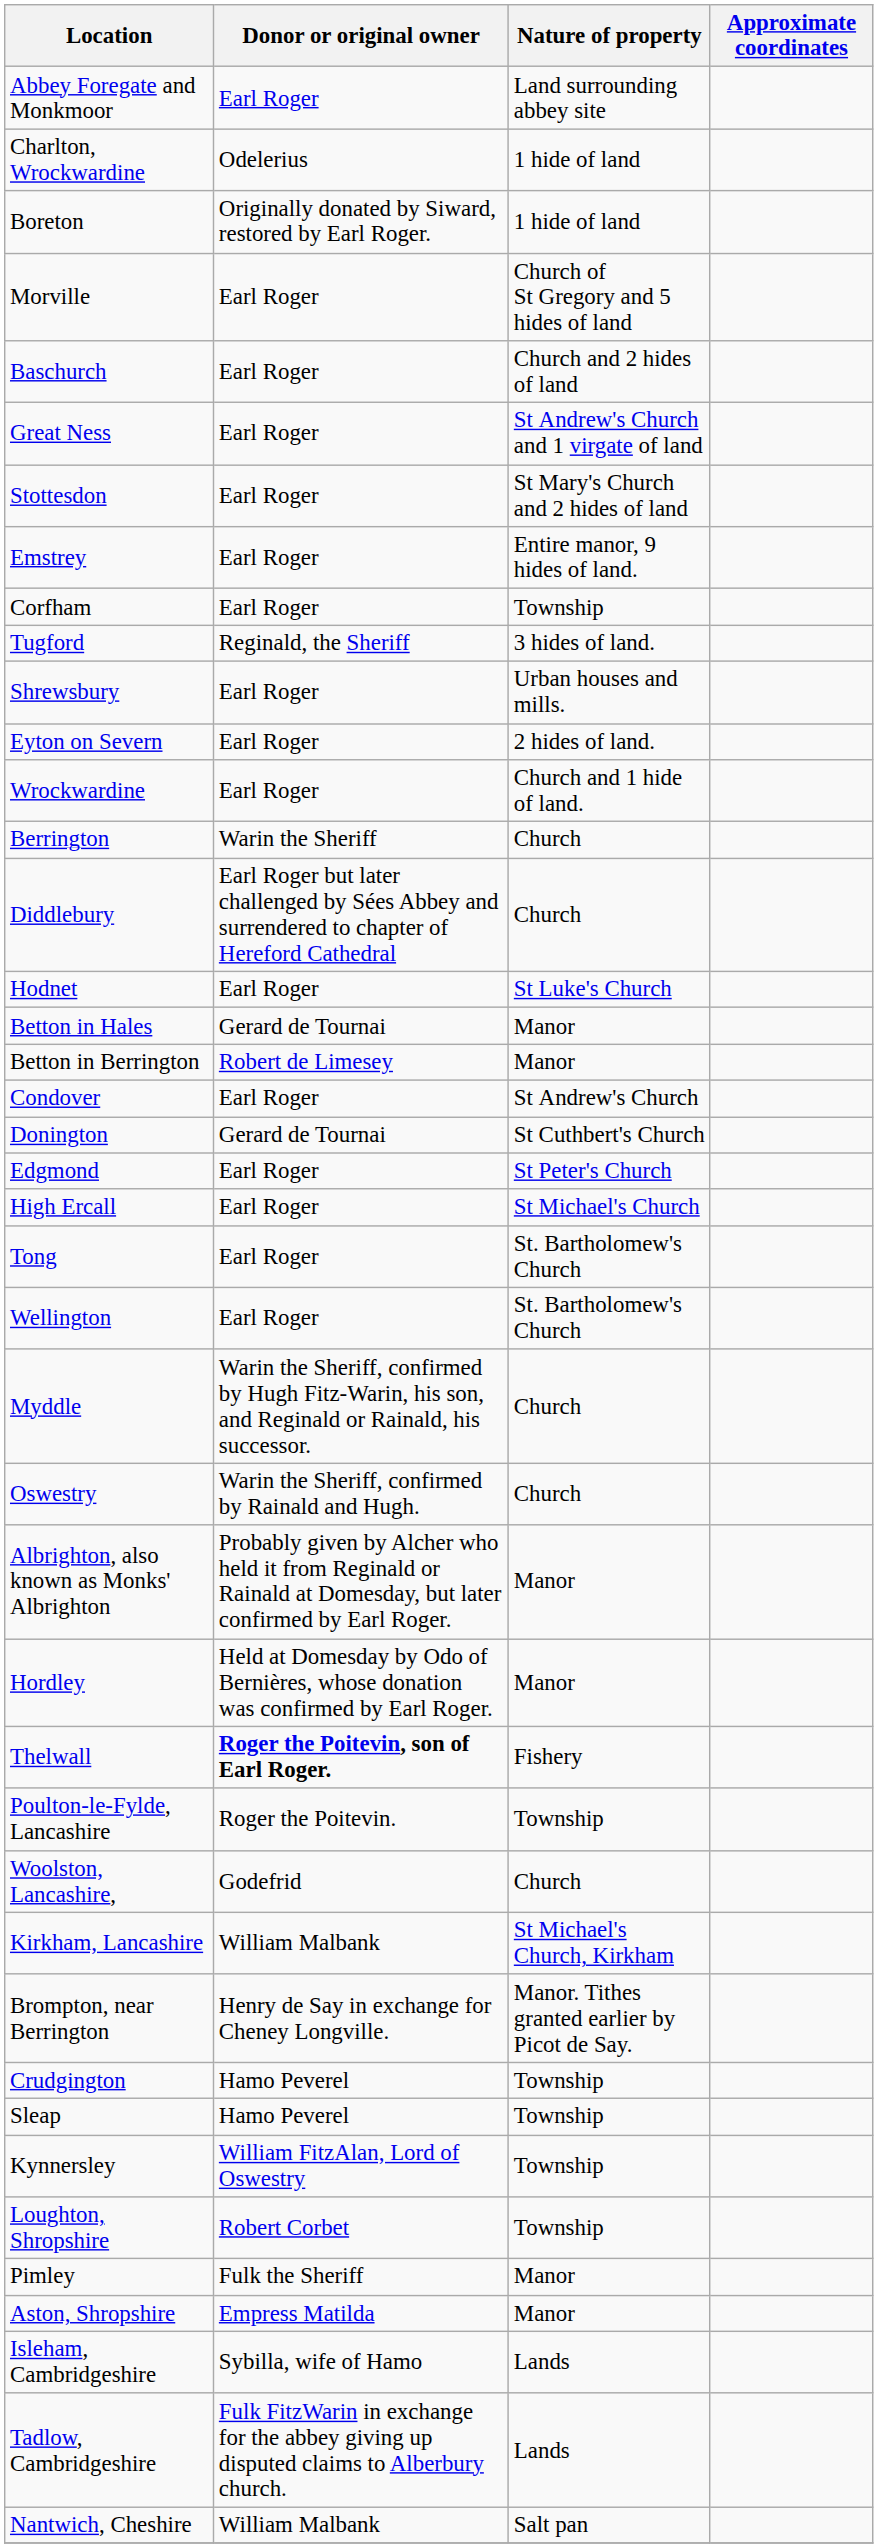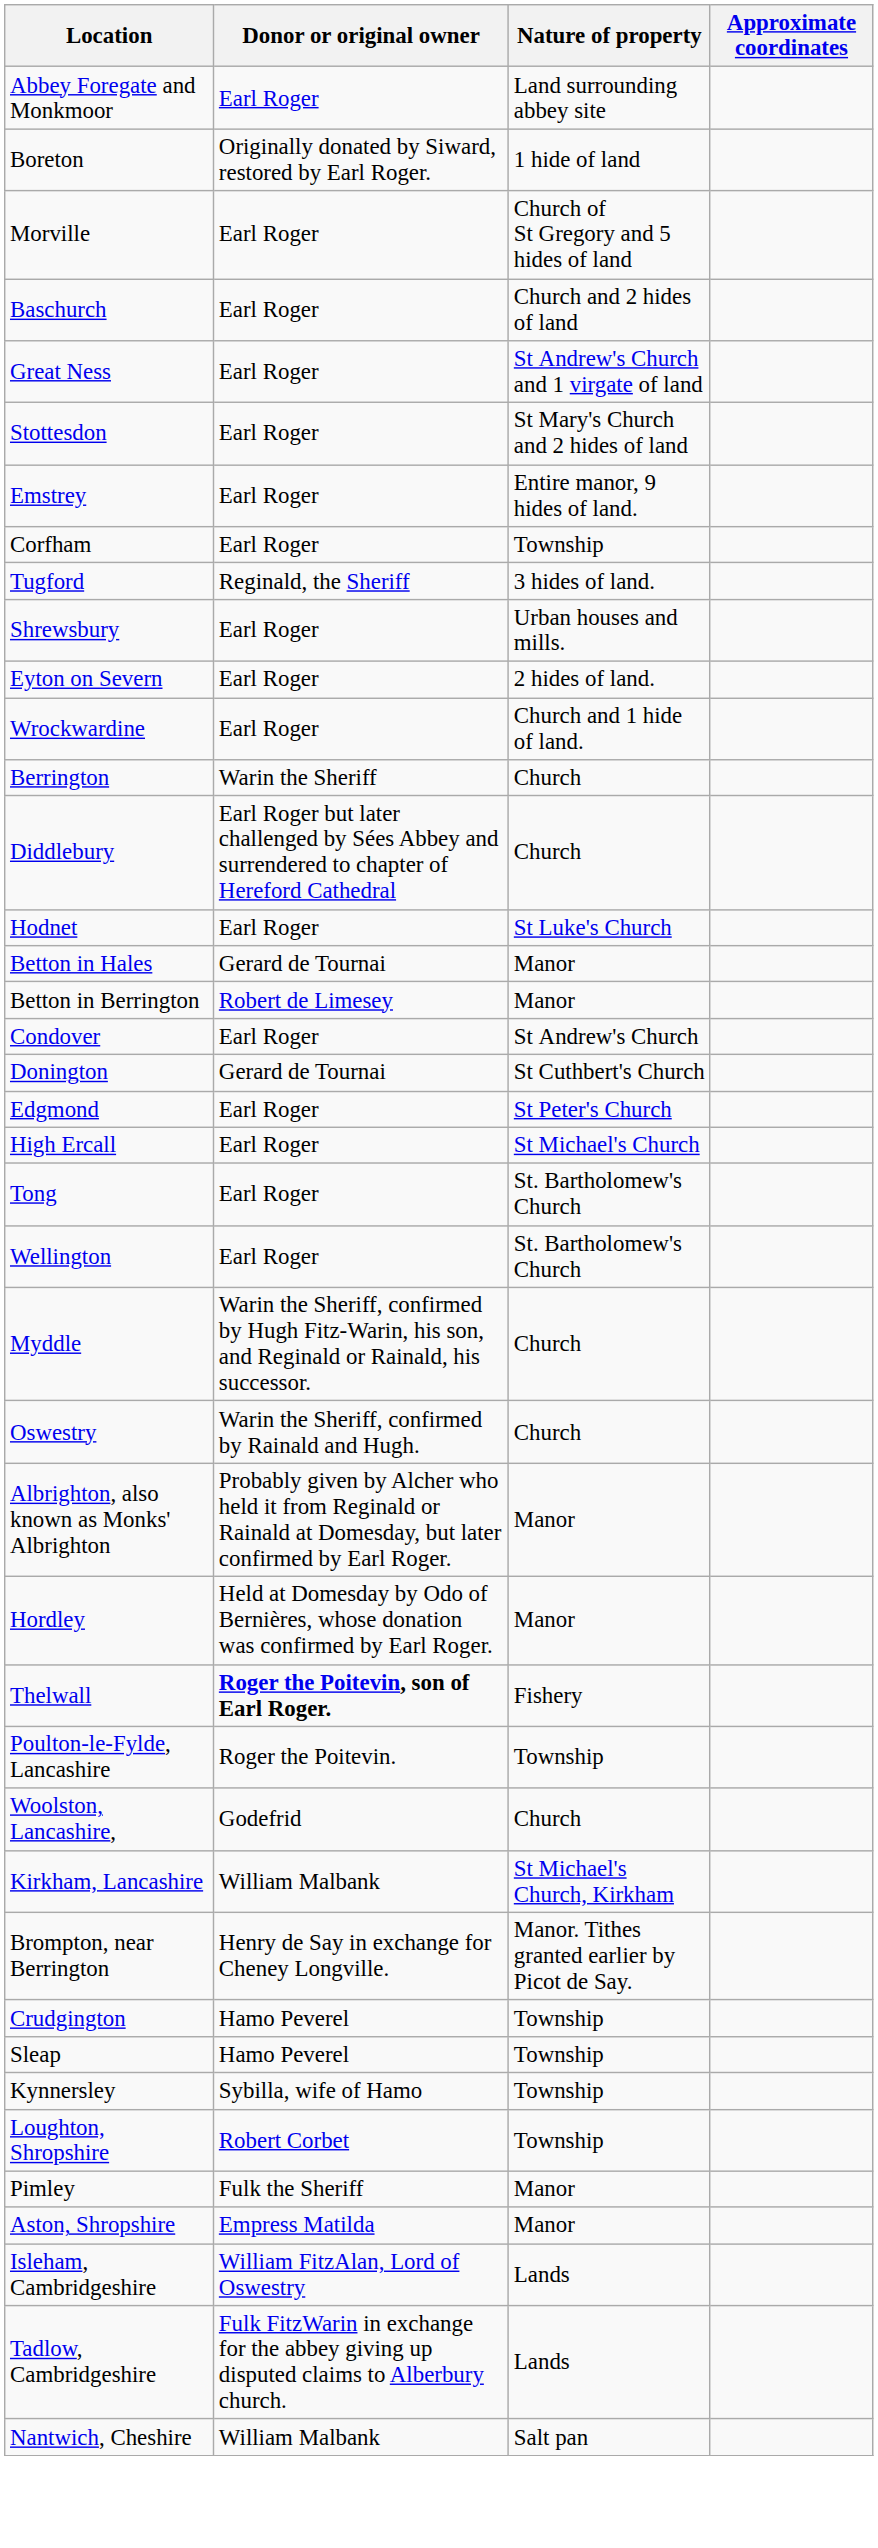- row: (77, 159)
(339, 2165) William FitzAlan, Lord of Oswestry -> (321, 2090) Sybilla, wife of Hamo
(321, 2362) Sybilla, wife of Hamo -> (339, 2274) William FitzAlan, Lord of Oswestry
